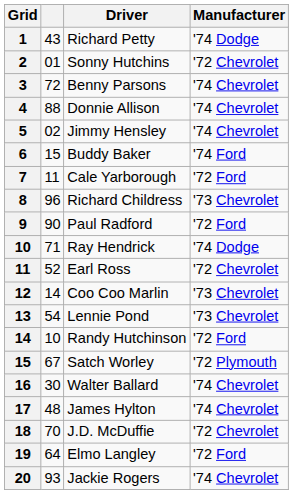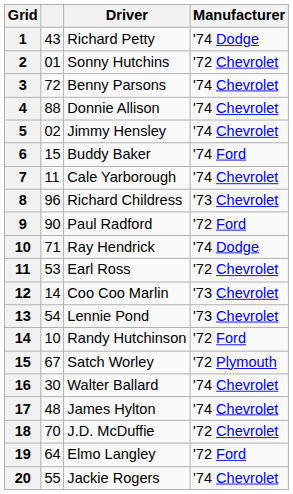(220, 177) '72 Ford -> (236, 177) '74 Chevrolet
(53, 270) 52 -> (53, 270) 53
(53, 477) 93 -> (53, 477) 55
